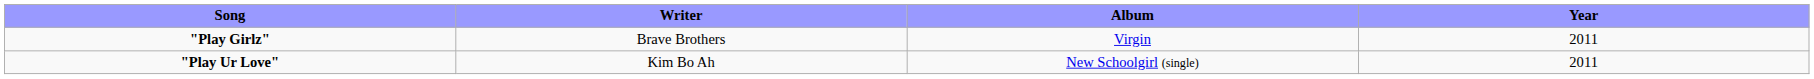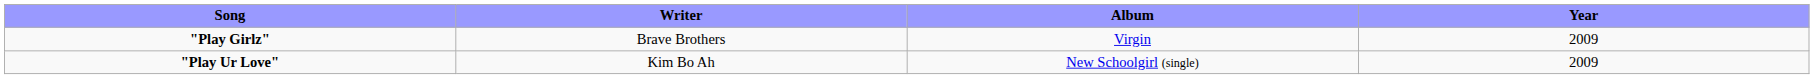(1584, 39) 2011 -> (1584, 39) 2009
(1584, 62) 2011 -> (1584, 62) 2009
